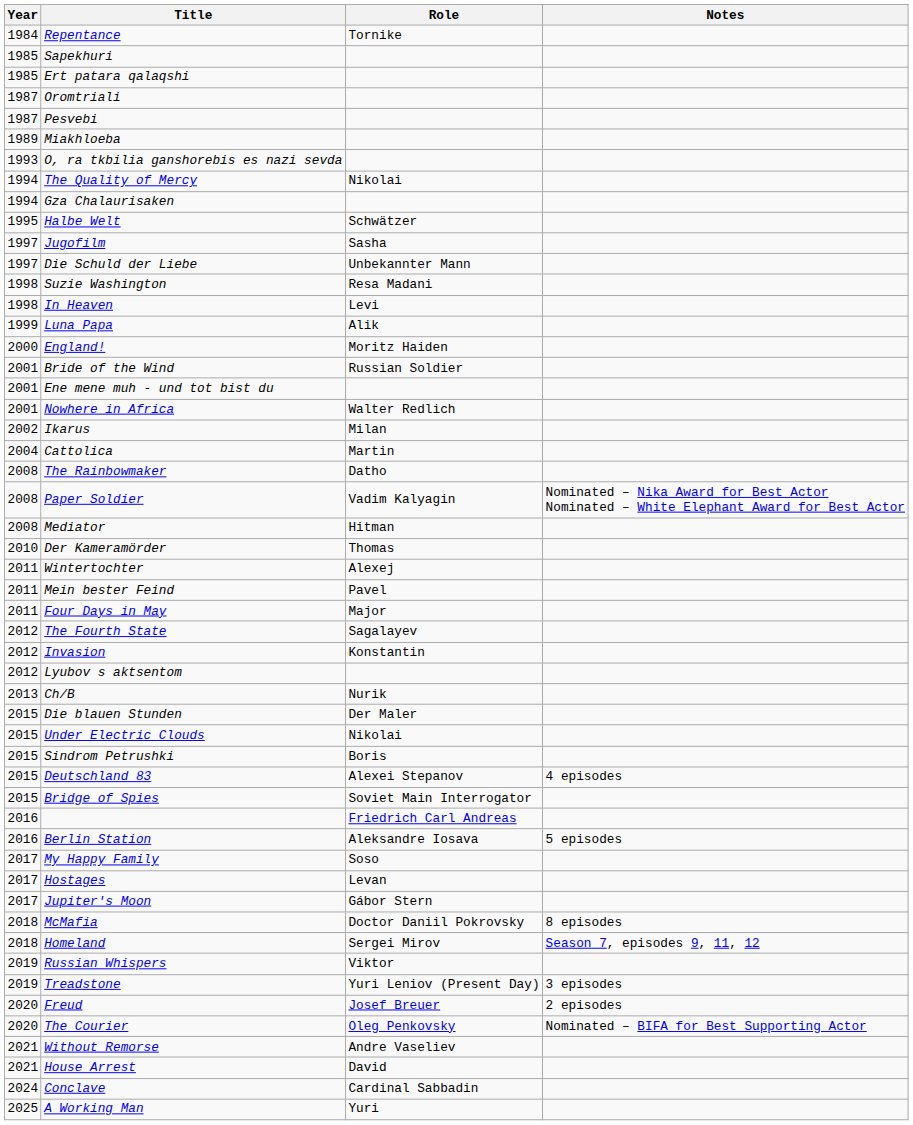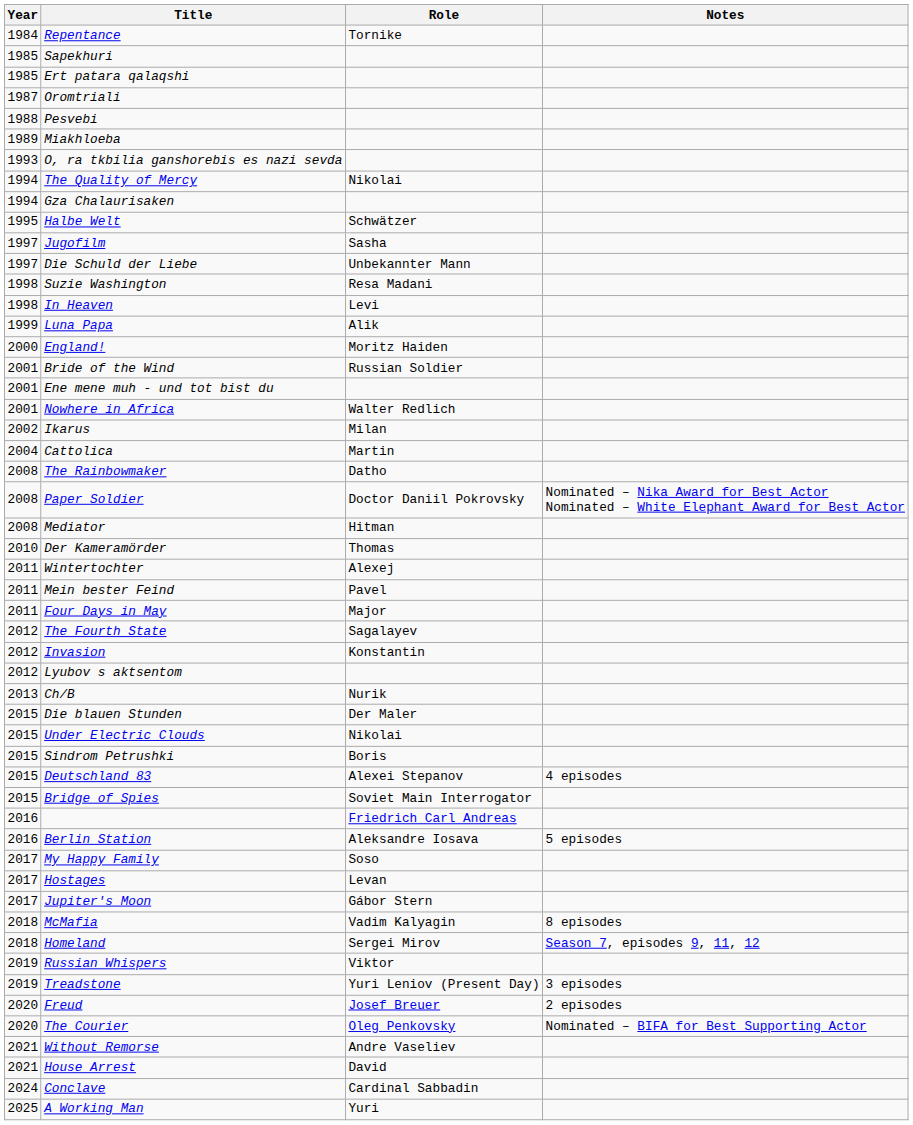(23, 119) 1987 -> (23, 119) 1988
(402, 500) Vadim Kalyagin -> (436, 500) Doctor Daniil Pokrovsky
(436, 922) Doctor Daniil Pokrovsky -> (402, 922) Vadim Kalyagin
